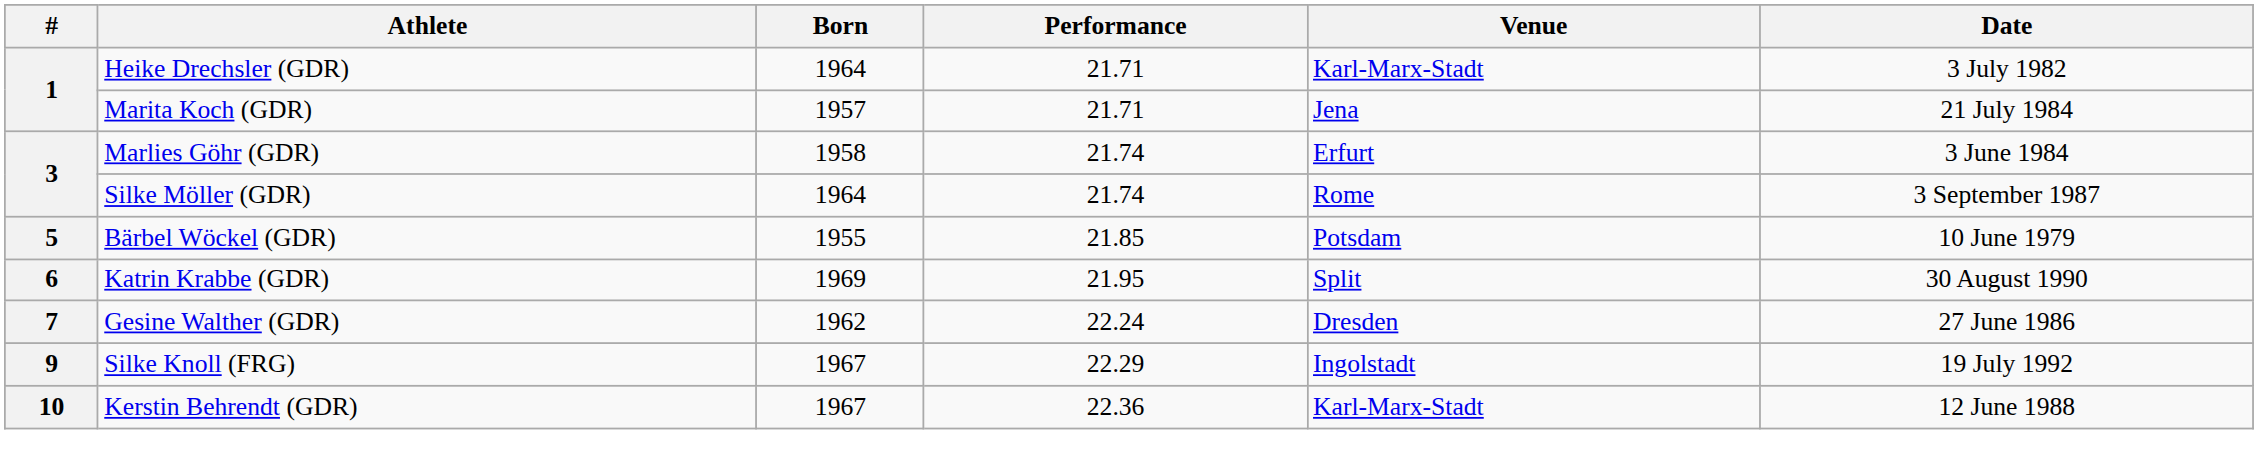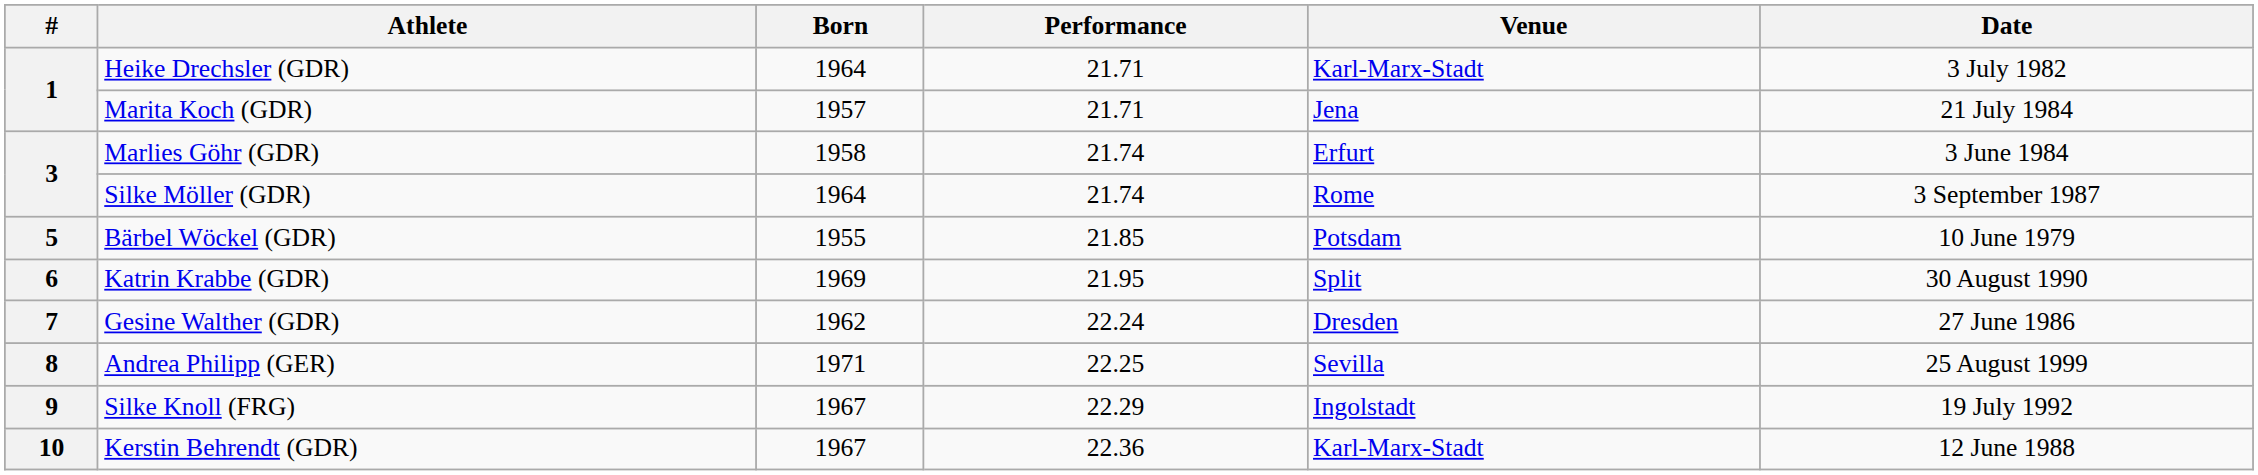+ row: (220, 364)
